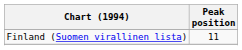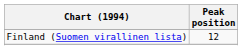(214, 37) 11 -> (214, 37) 12
